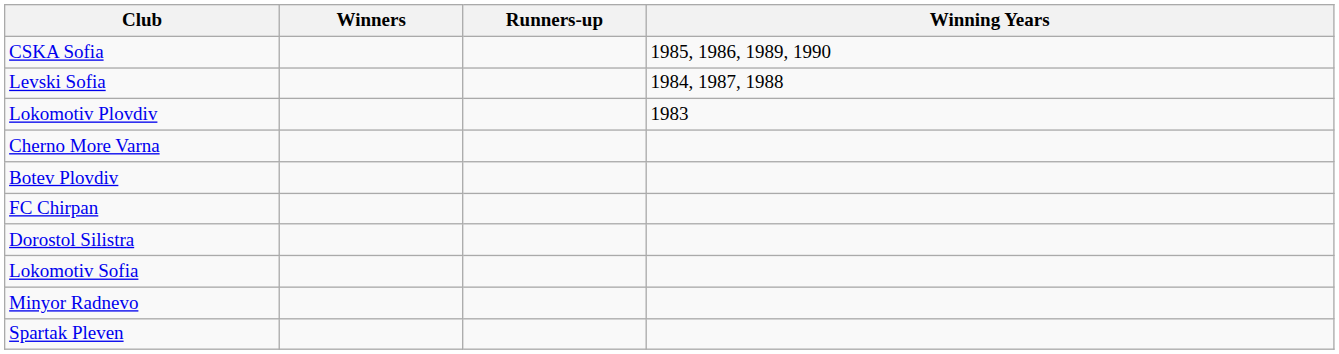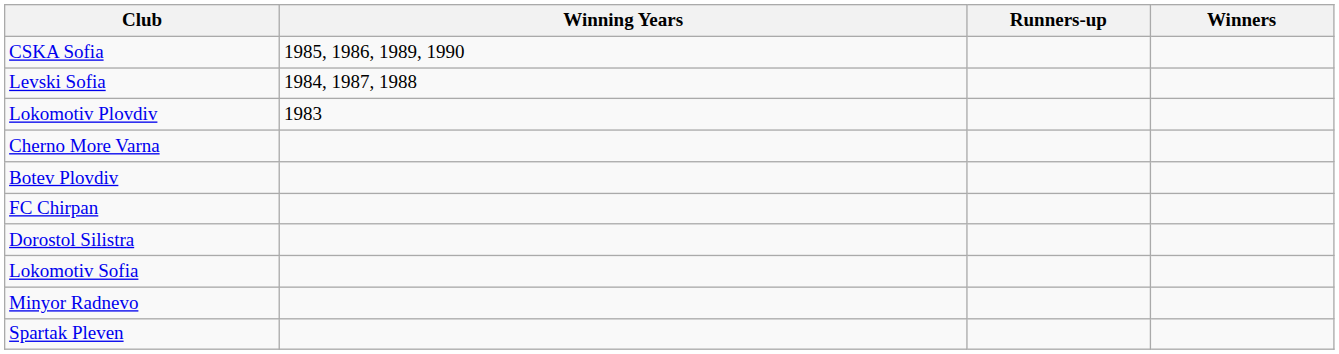columns swapped: (371, 20) <-> (990, 20)
